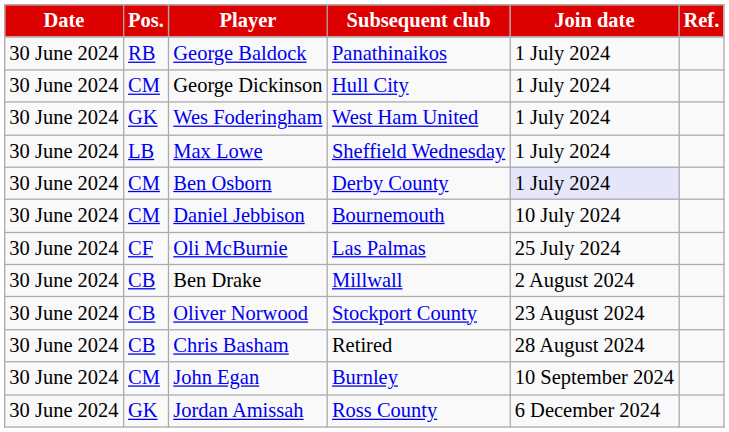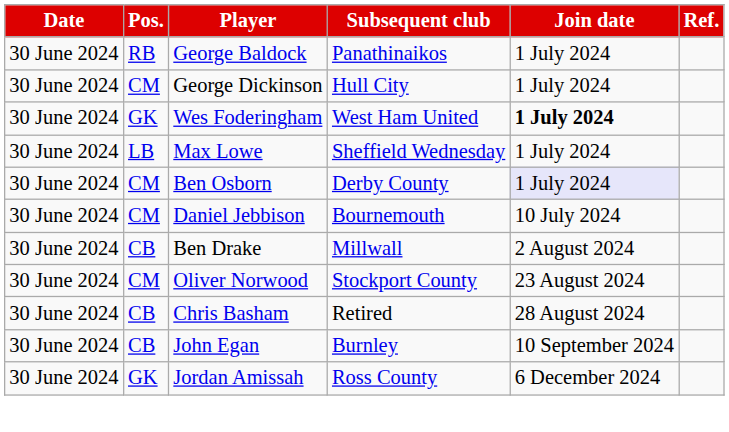(563, 118) normal -> (564, 118) bold
- row: (230, 248)
(142, 313) CB -> (144, 280) CM
(144, 378) CM -> (142, 345) CB
